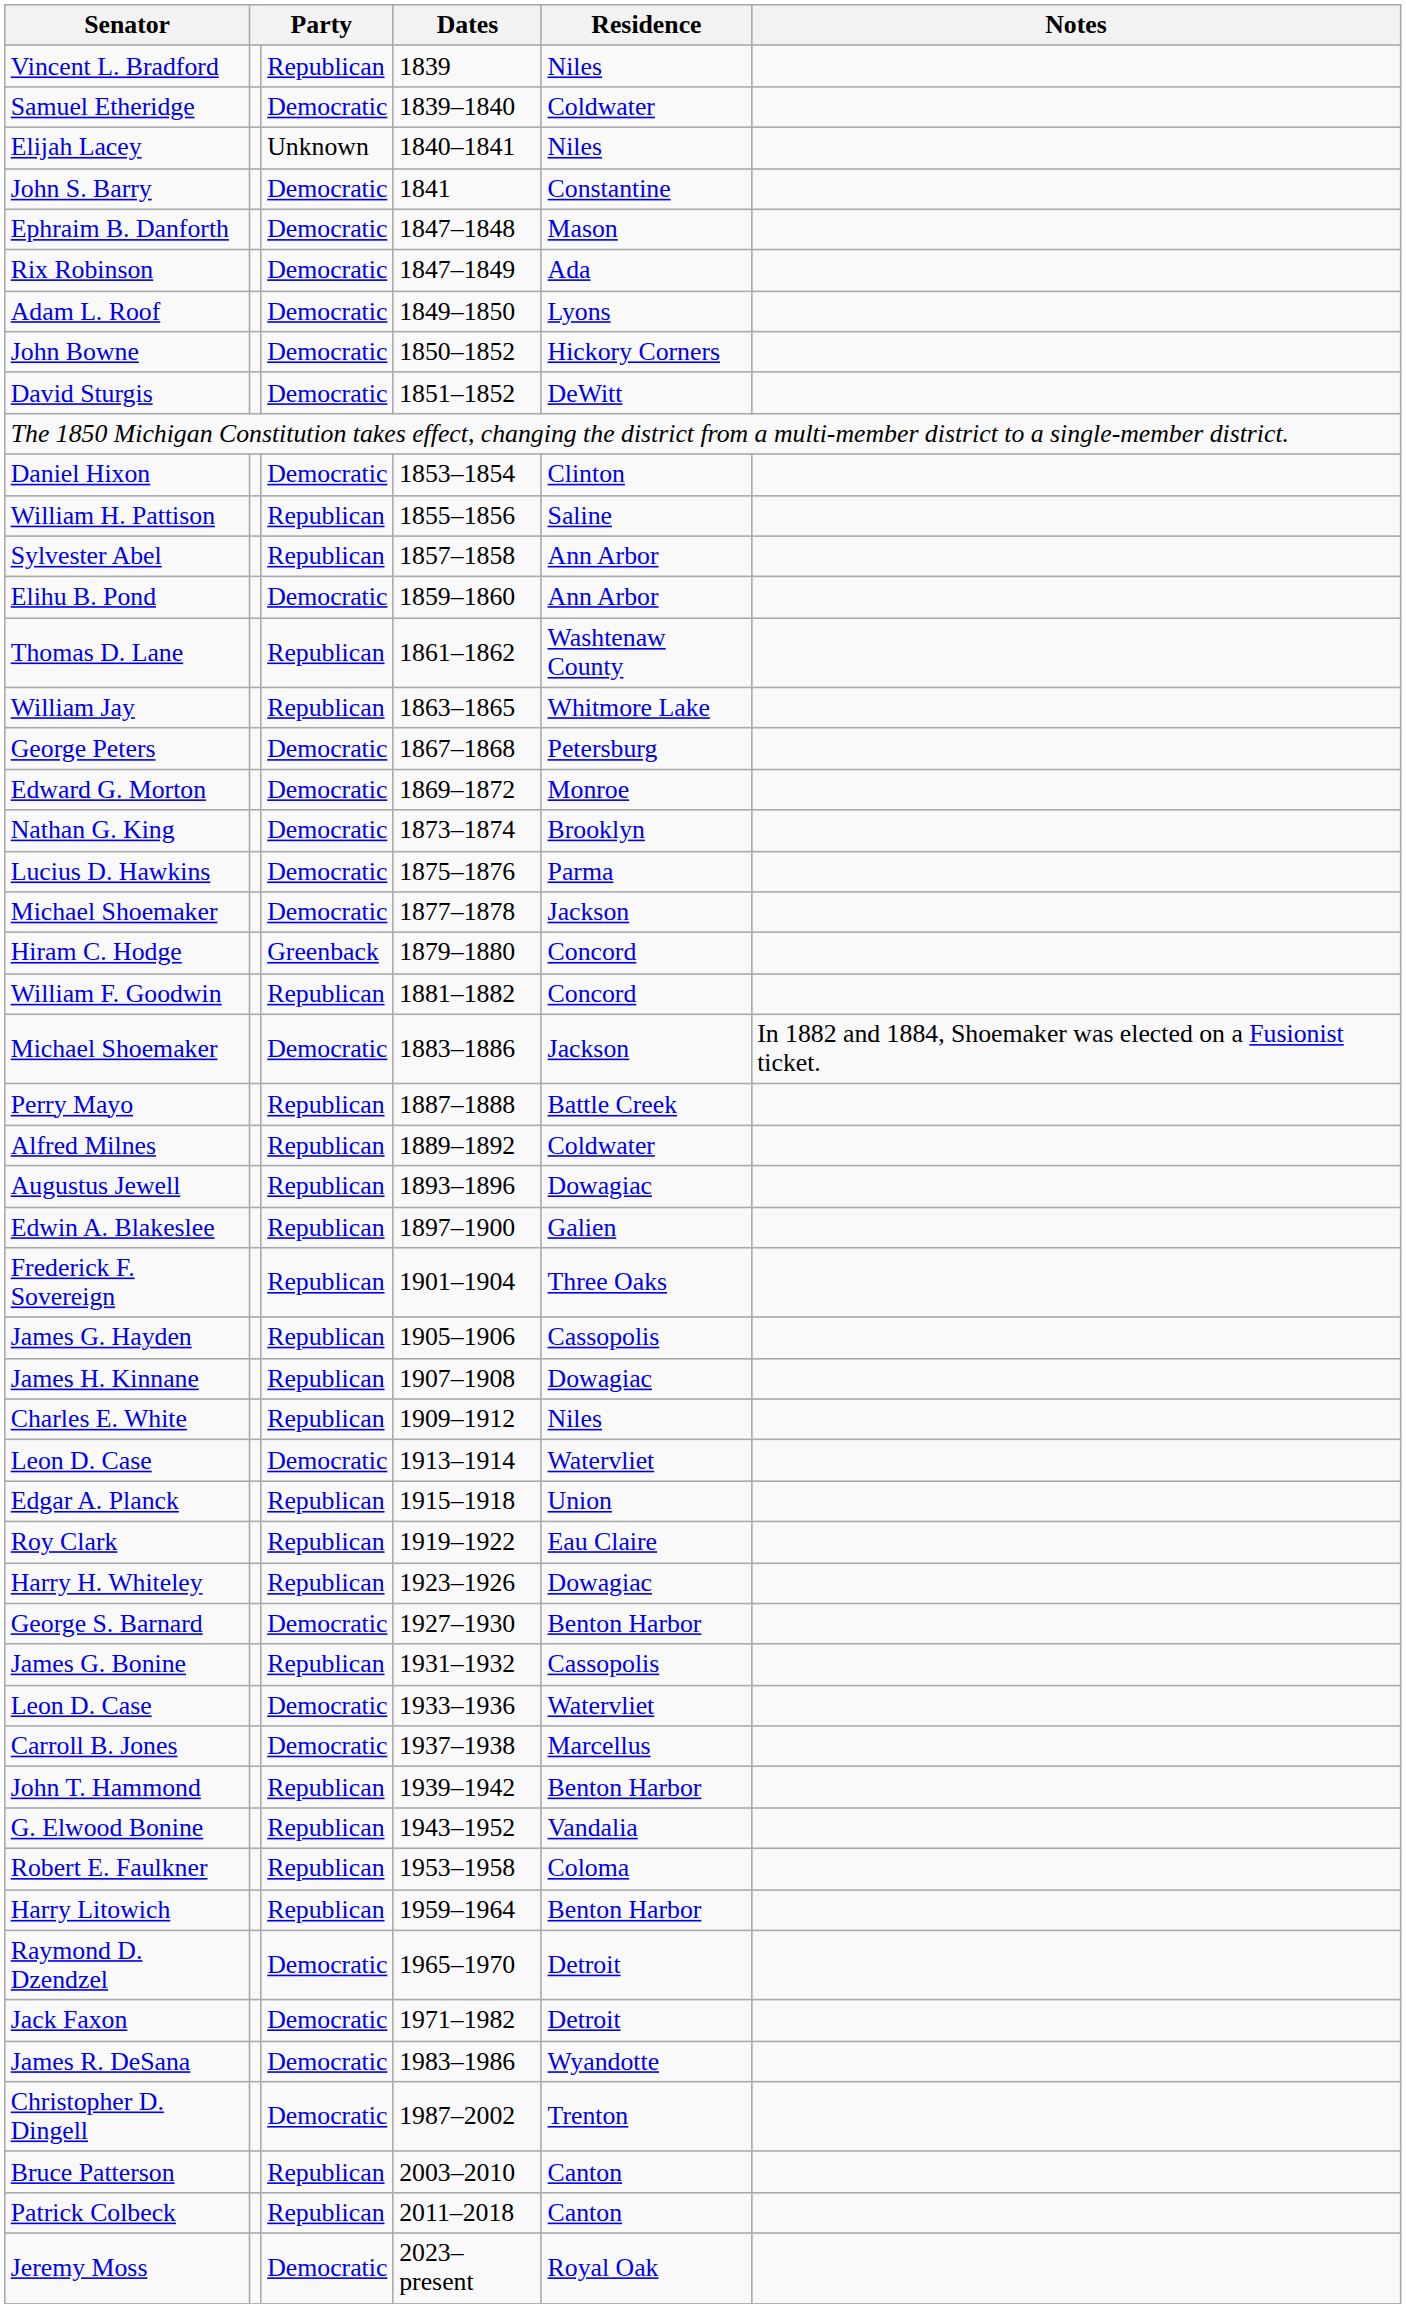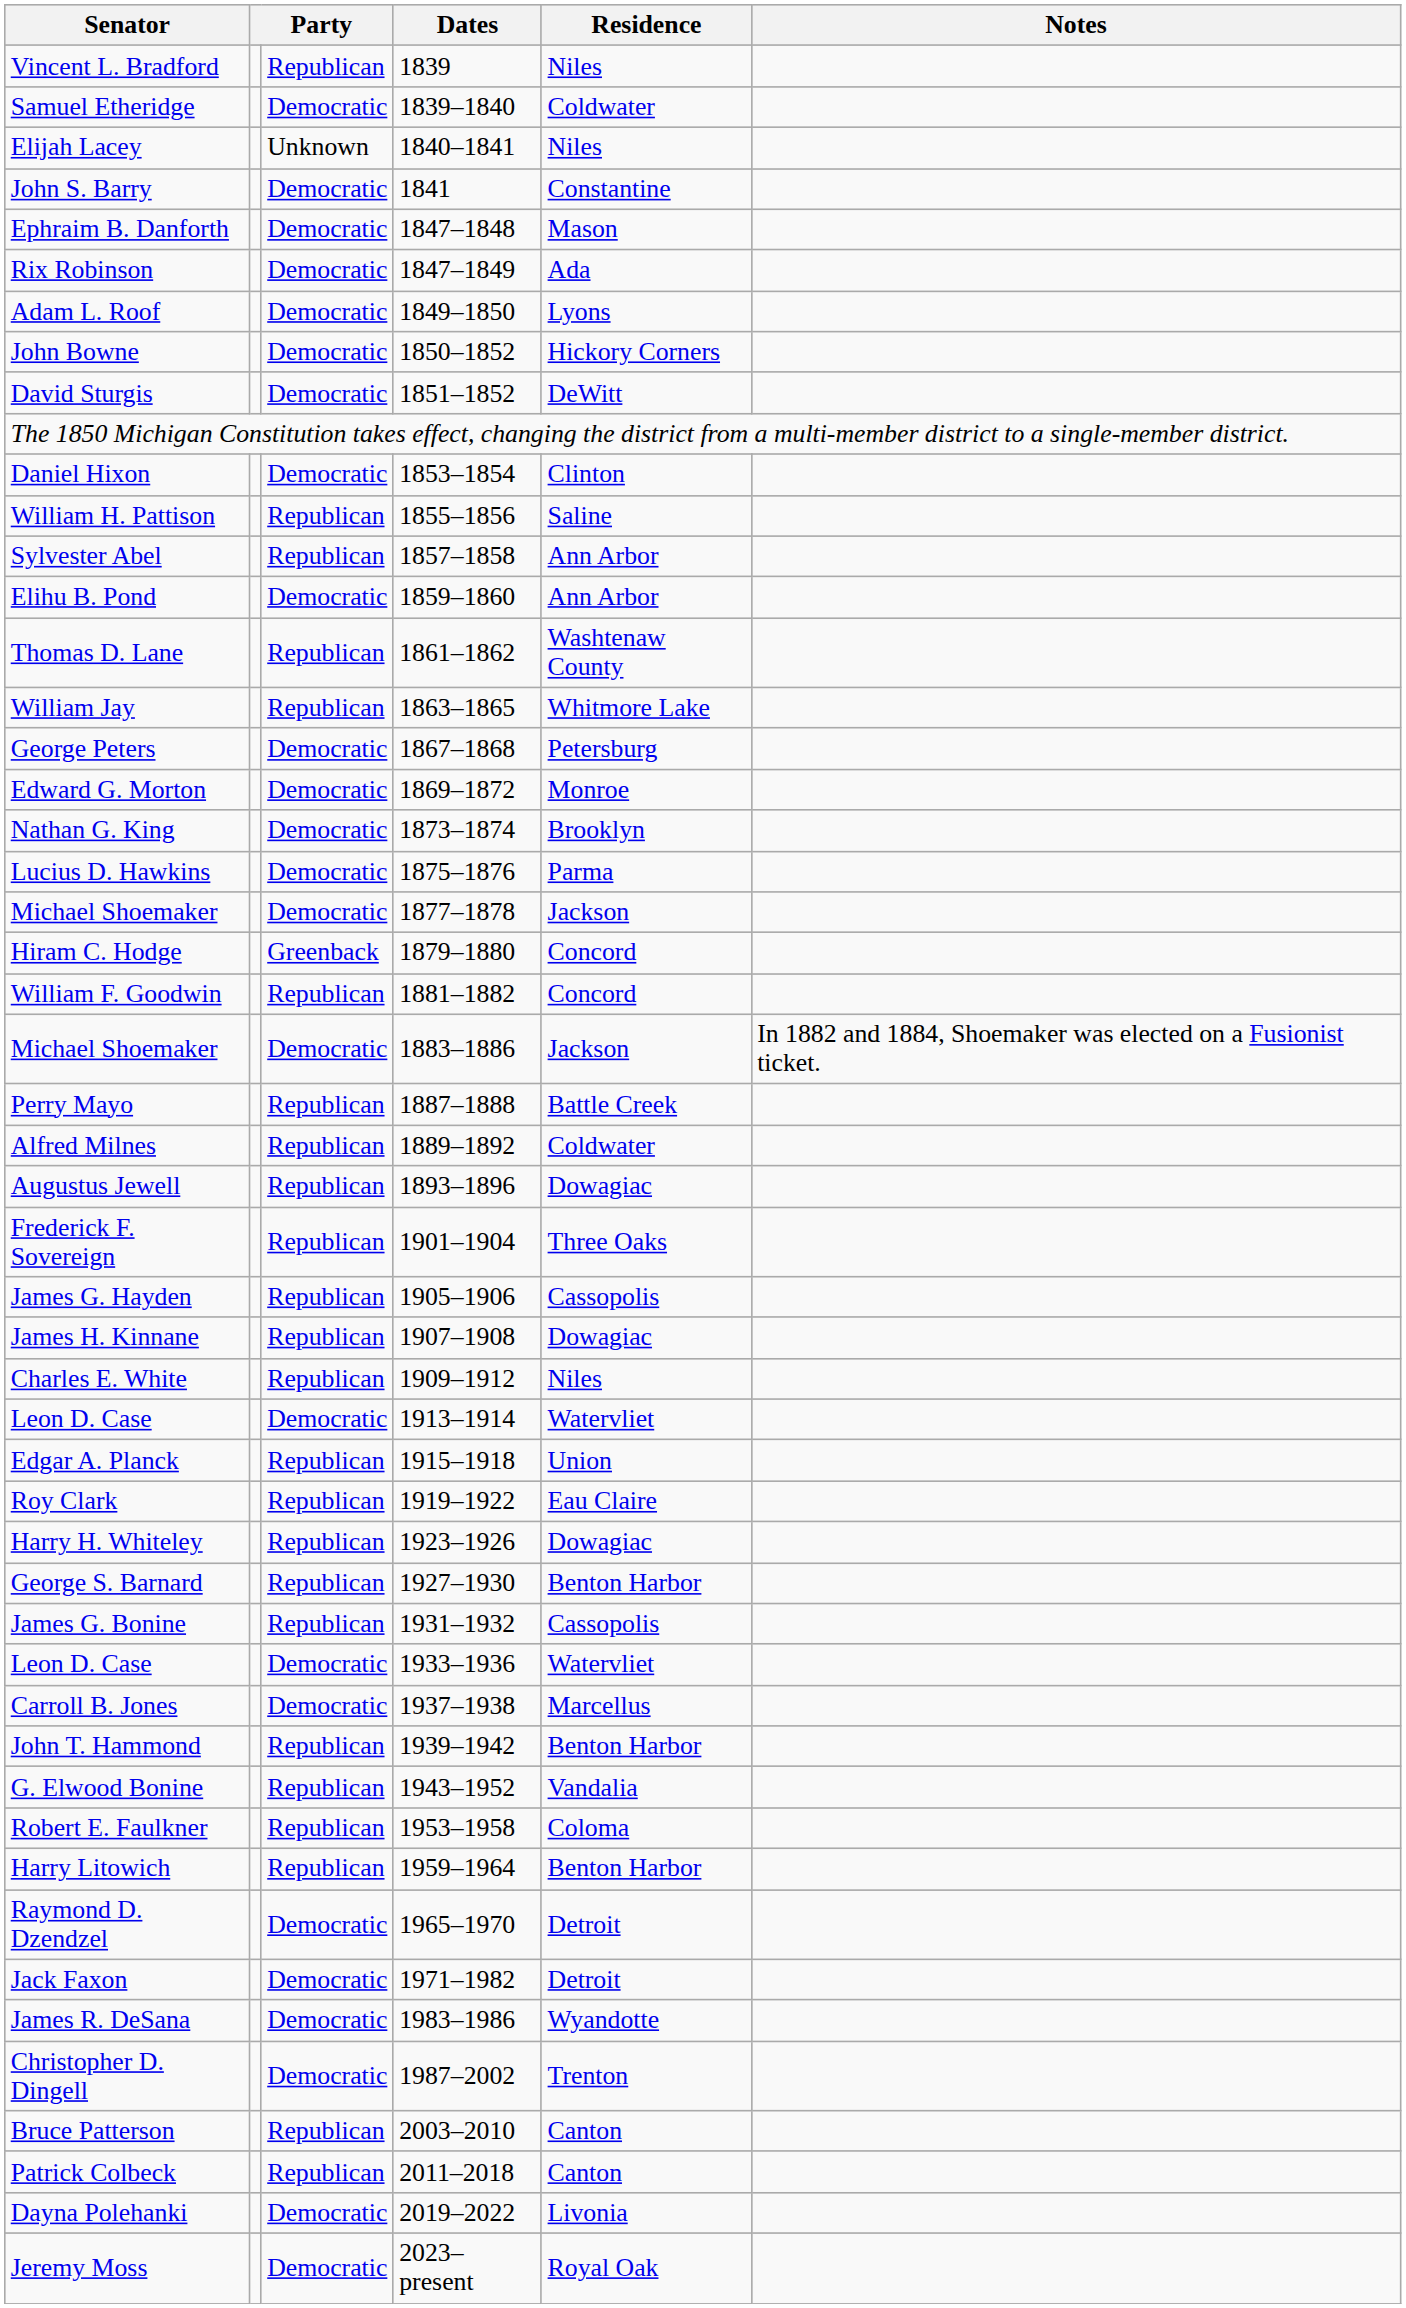- row: (113, 1226)
(327, 1623) Democratic -> (326, 1582) Republican
+ row: (99, 2212)
